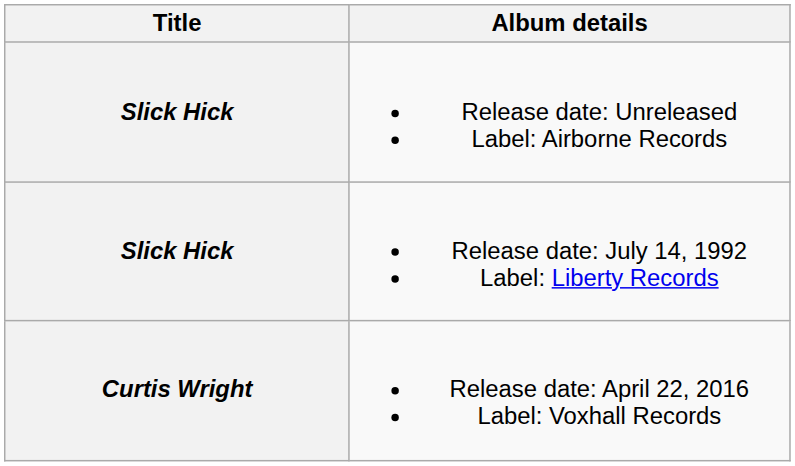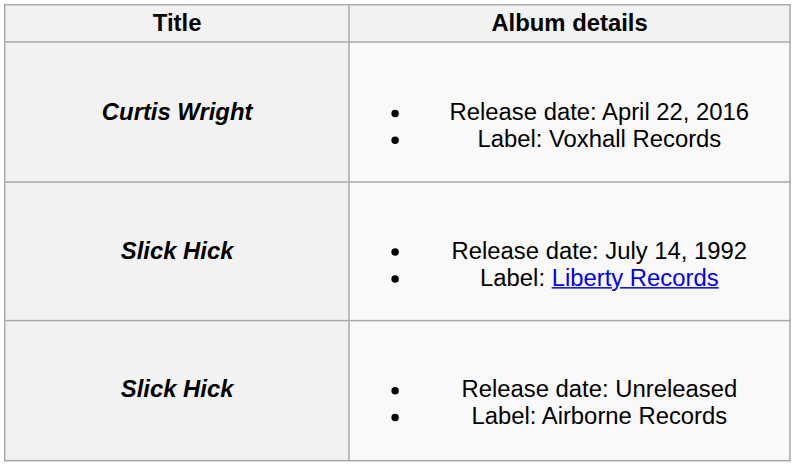rows swapped: (570, 126) <-> (570, 404)
